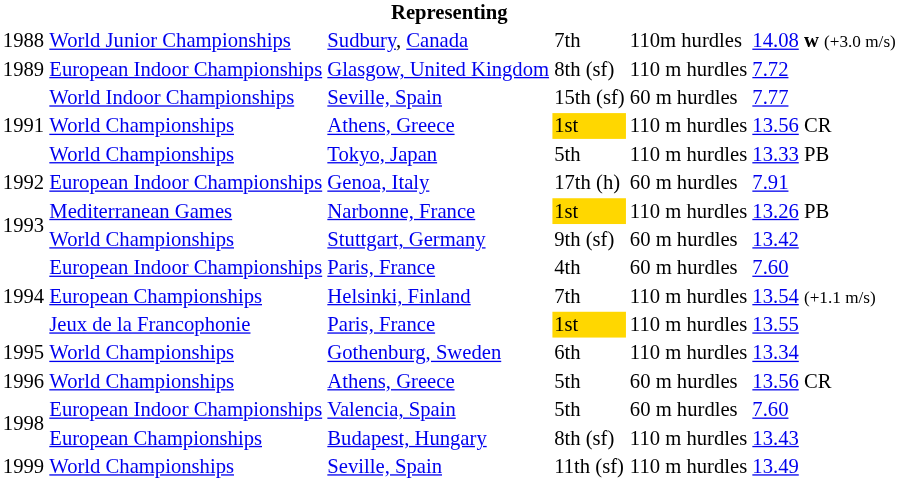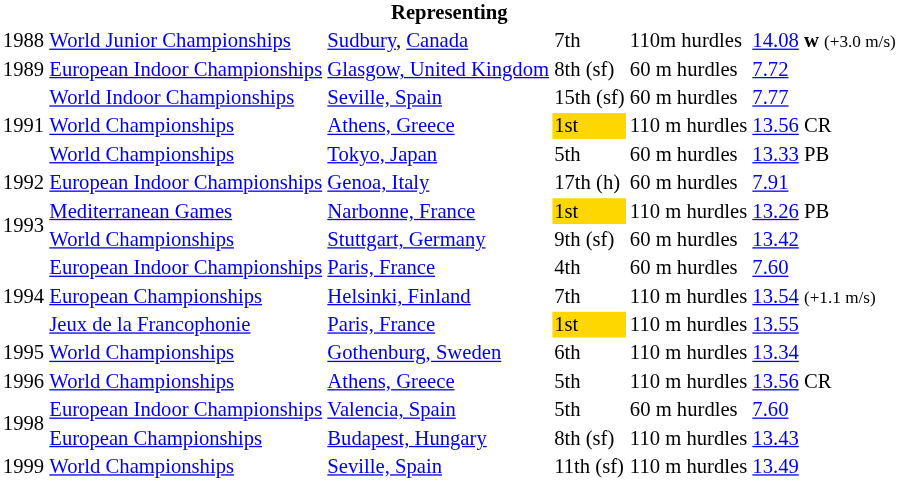(689, 69) 110 m hurdles -> (684, 69) 60 m hurdles
(689, 154) 110 m hurdles -> (684, 154) 60 m hurdles
(684, 381) 60 m hurdles -> (689, 381) 110 m hurdles
